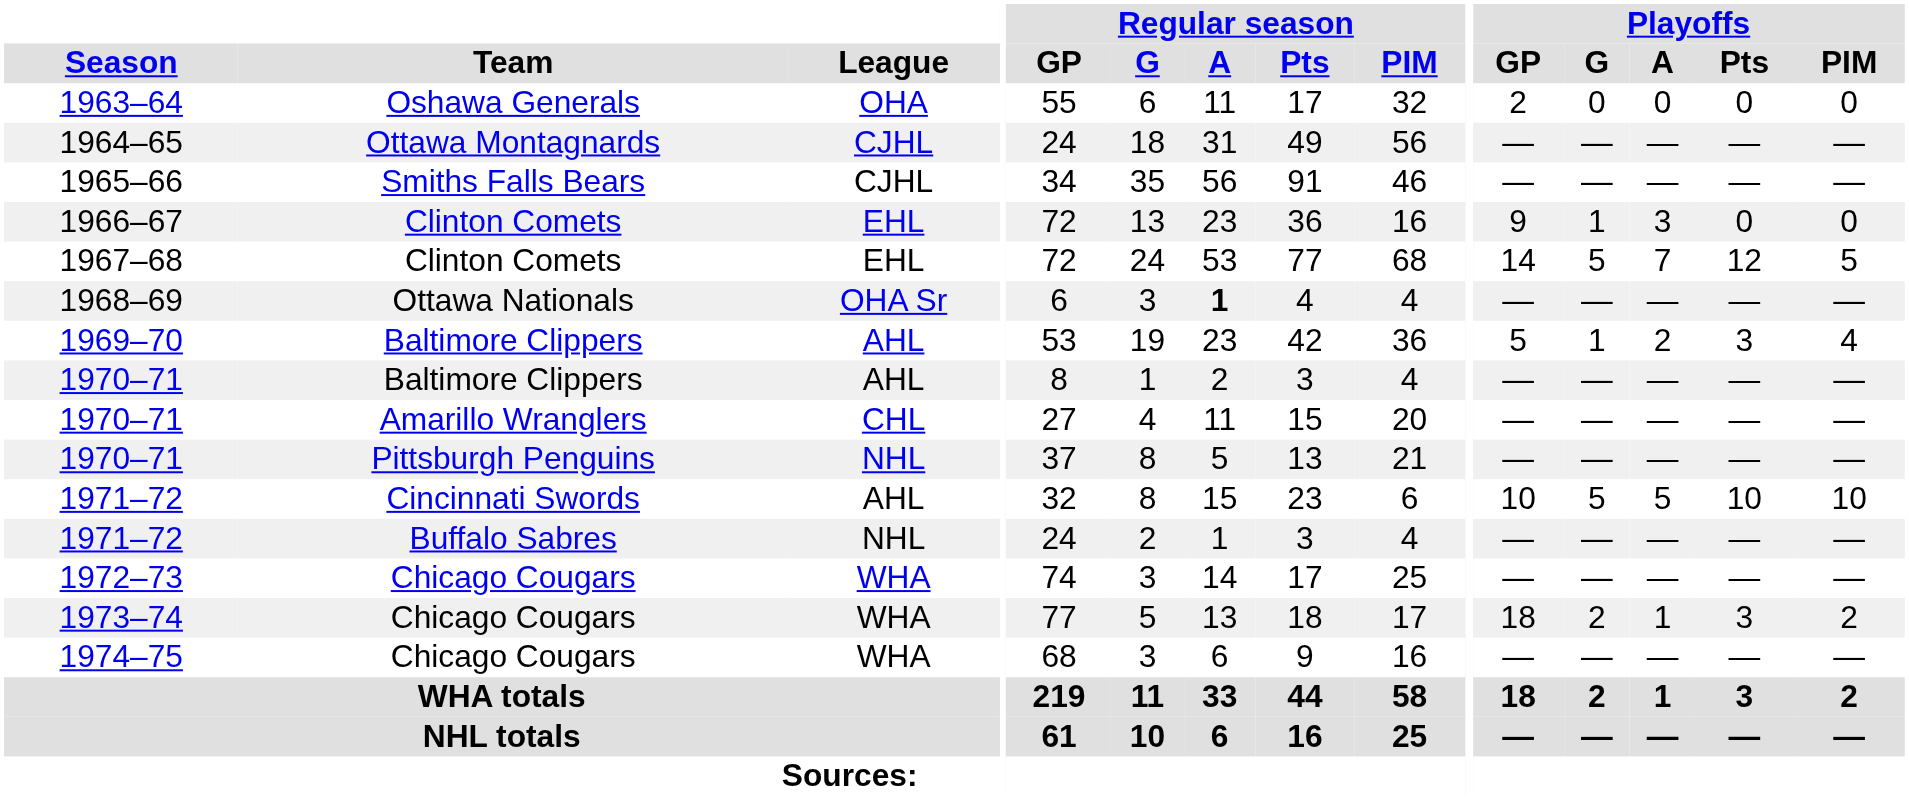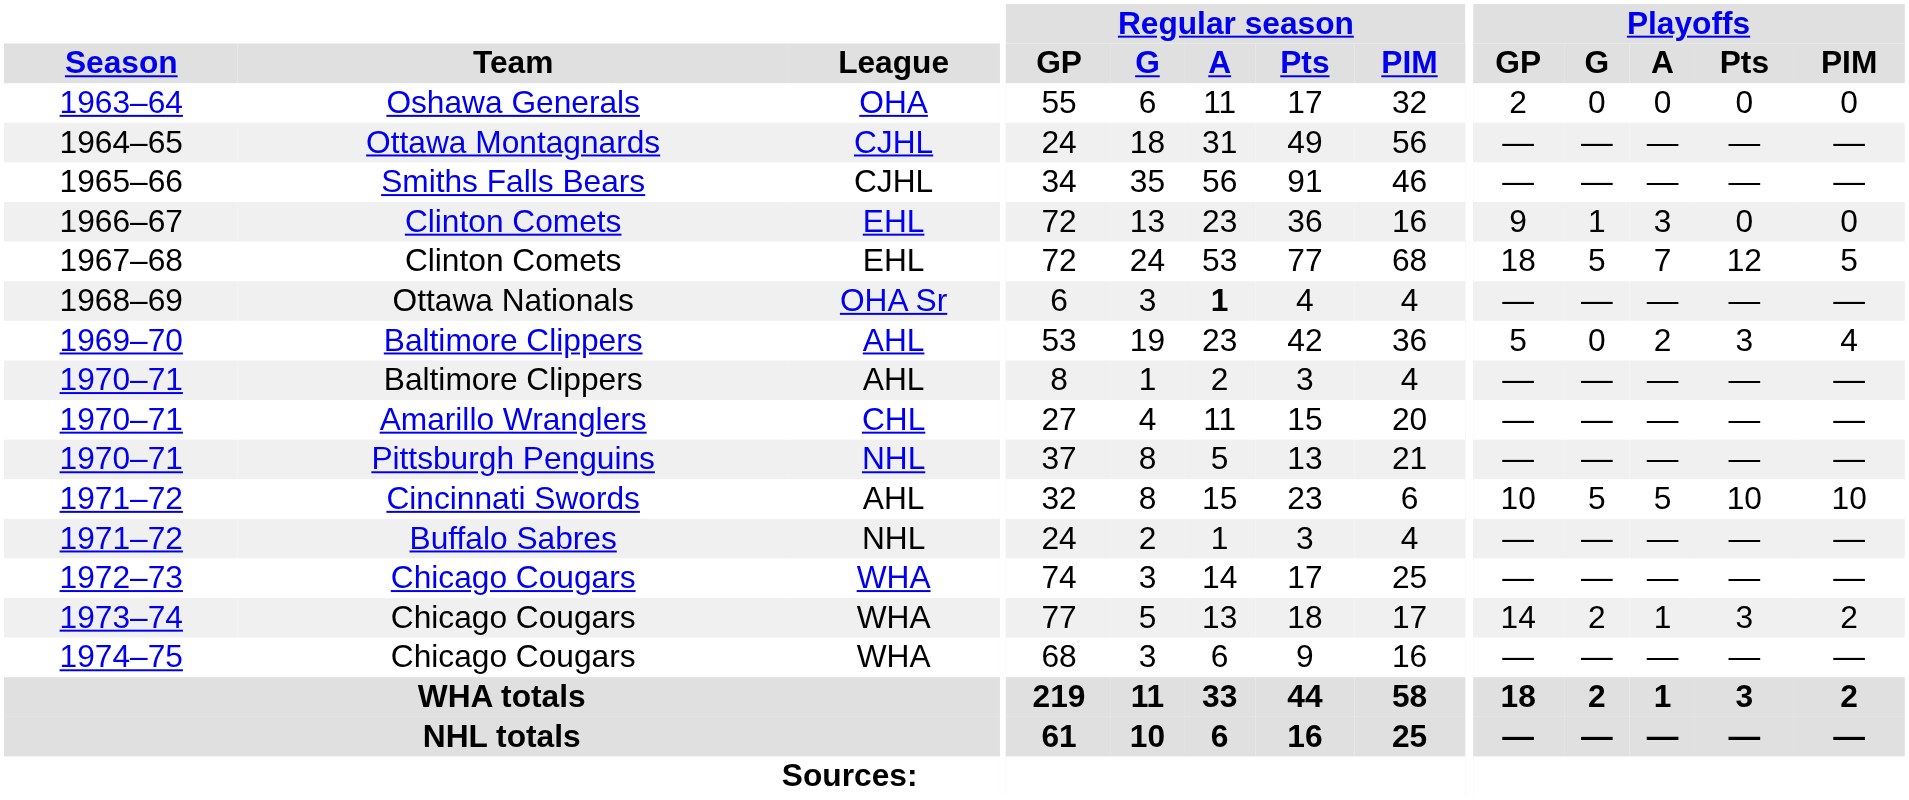(1518, 260) 14 -> (1518, 260) 18
(1597, 340) 1 -> (1597, 340) 0
(1518, 617) 18 -> (1518, 617) 14
